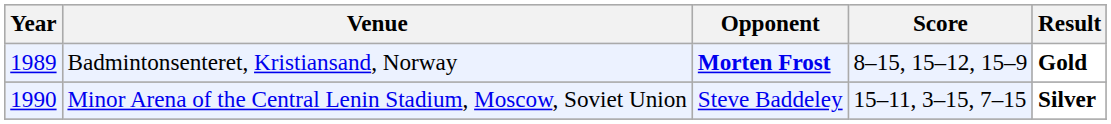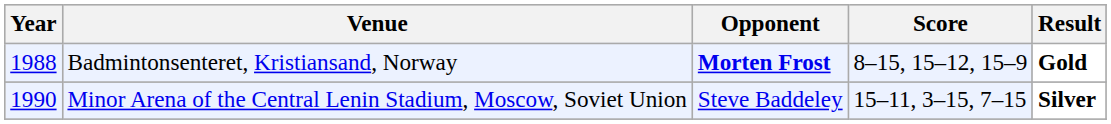(33, 62) 1989 -> (33, 62) 1988
